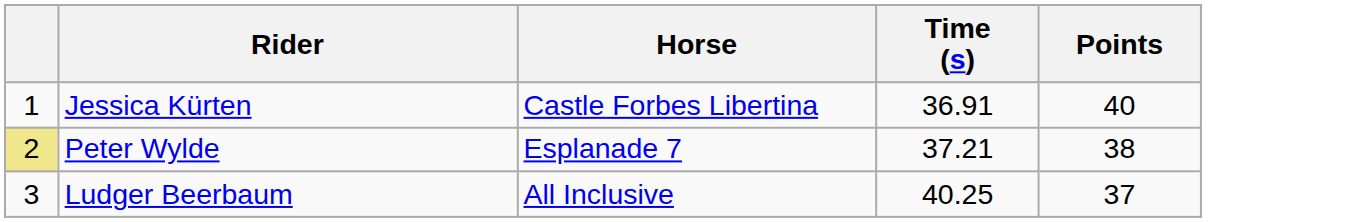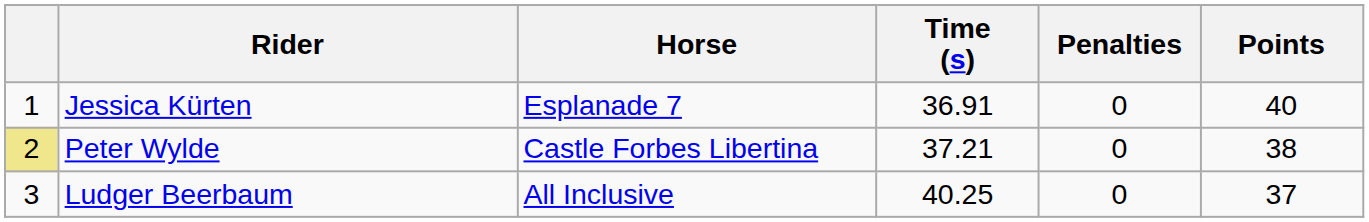+ column: (1119, 44)
(671, 105) Castle Forbes Libertina -> (603, 105) Esplanade 7
(603, 150) Esplanade 7 -> (671, 150) Castle Forbes Libertina
